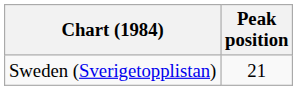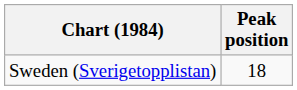(257, 70) 21 -> (257, 70) 18
